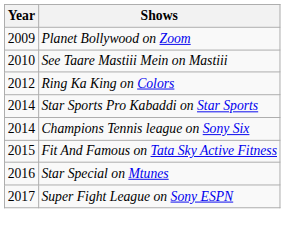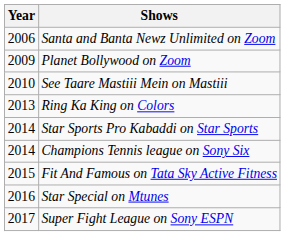+ row: (158, 38)
(21, 83) 2012 -> (21, 106) 2013
